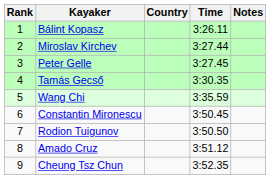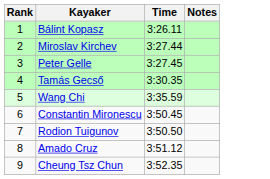- column: (167, 13)
